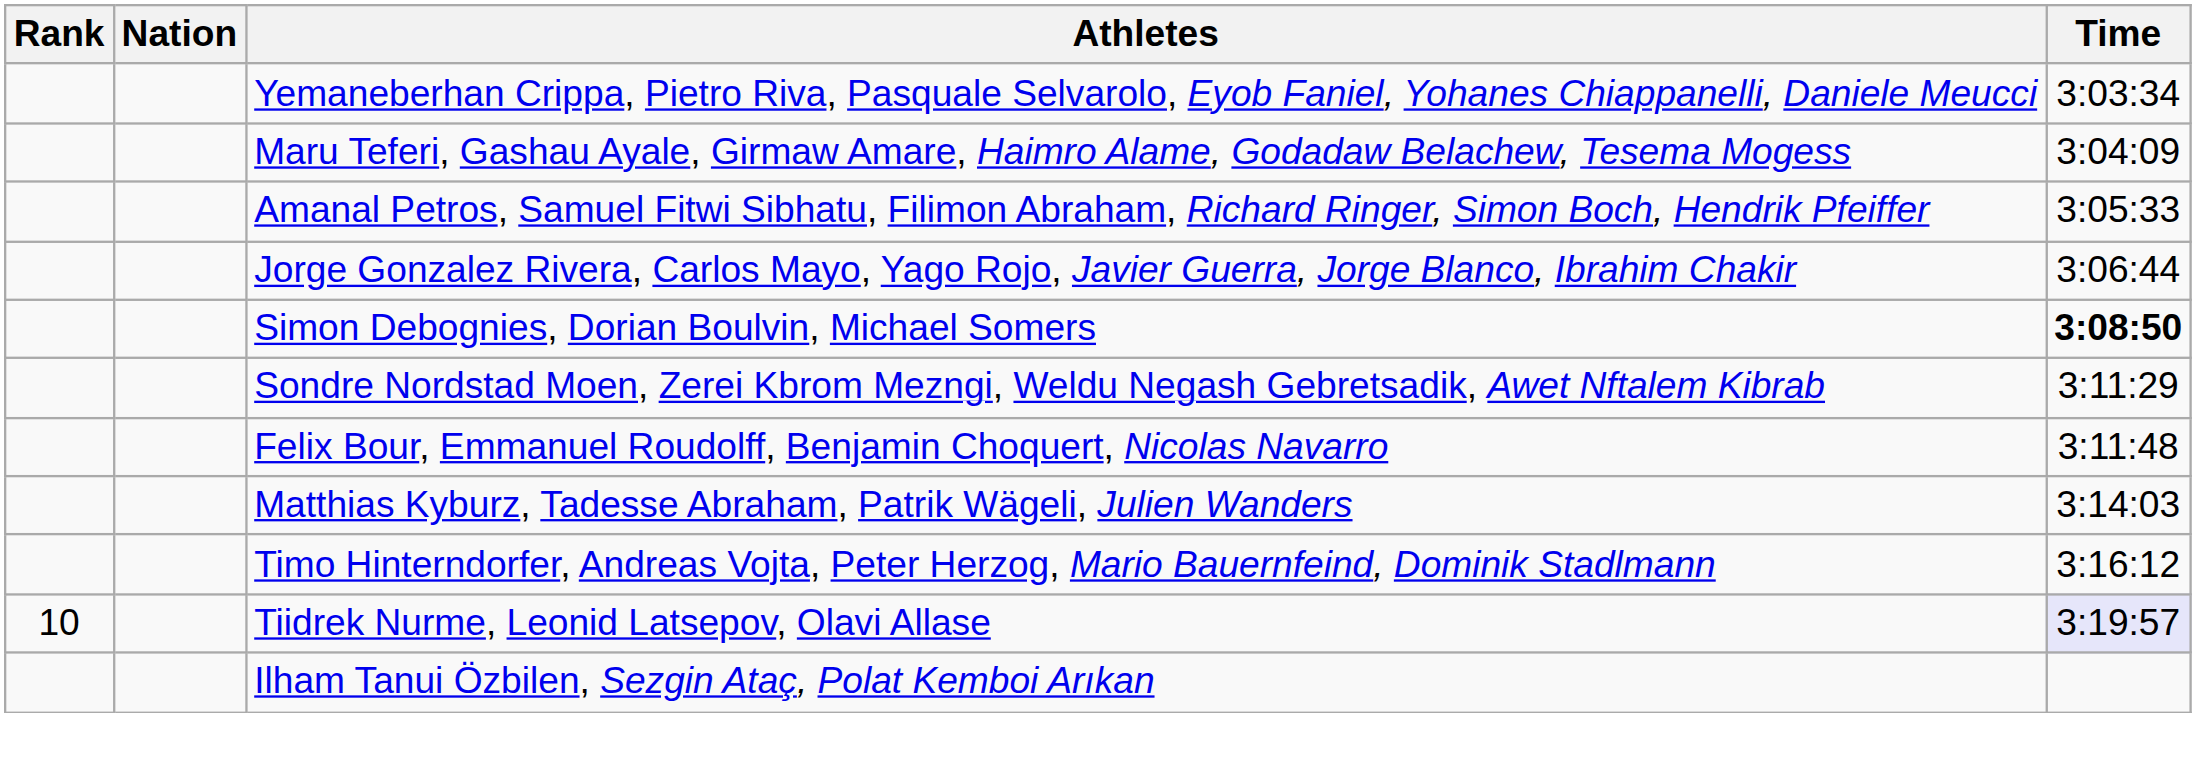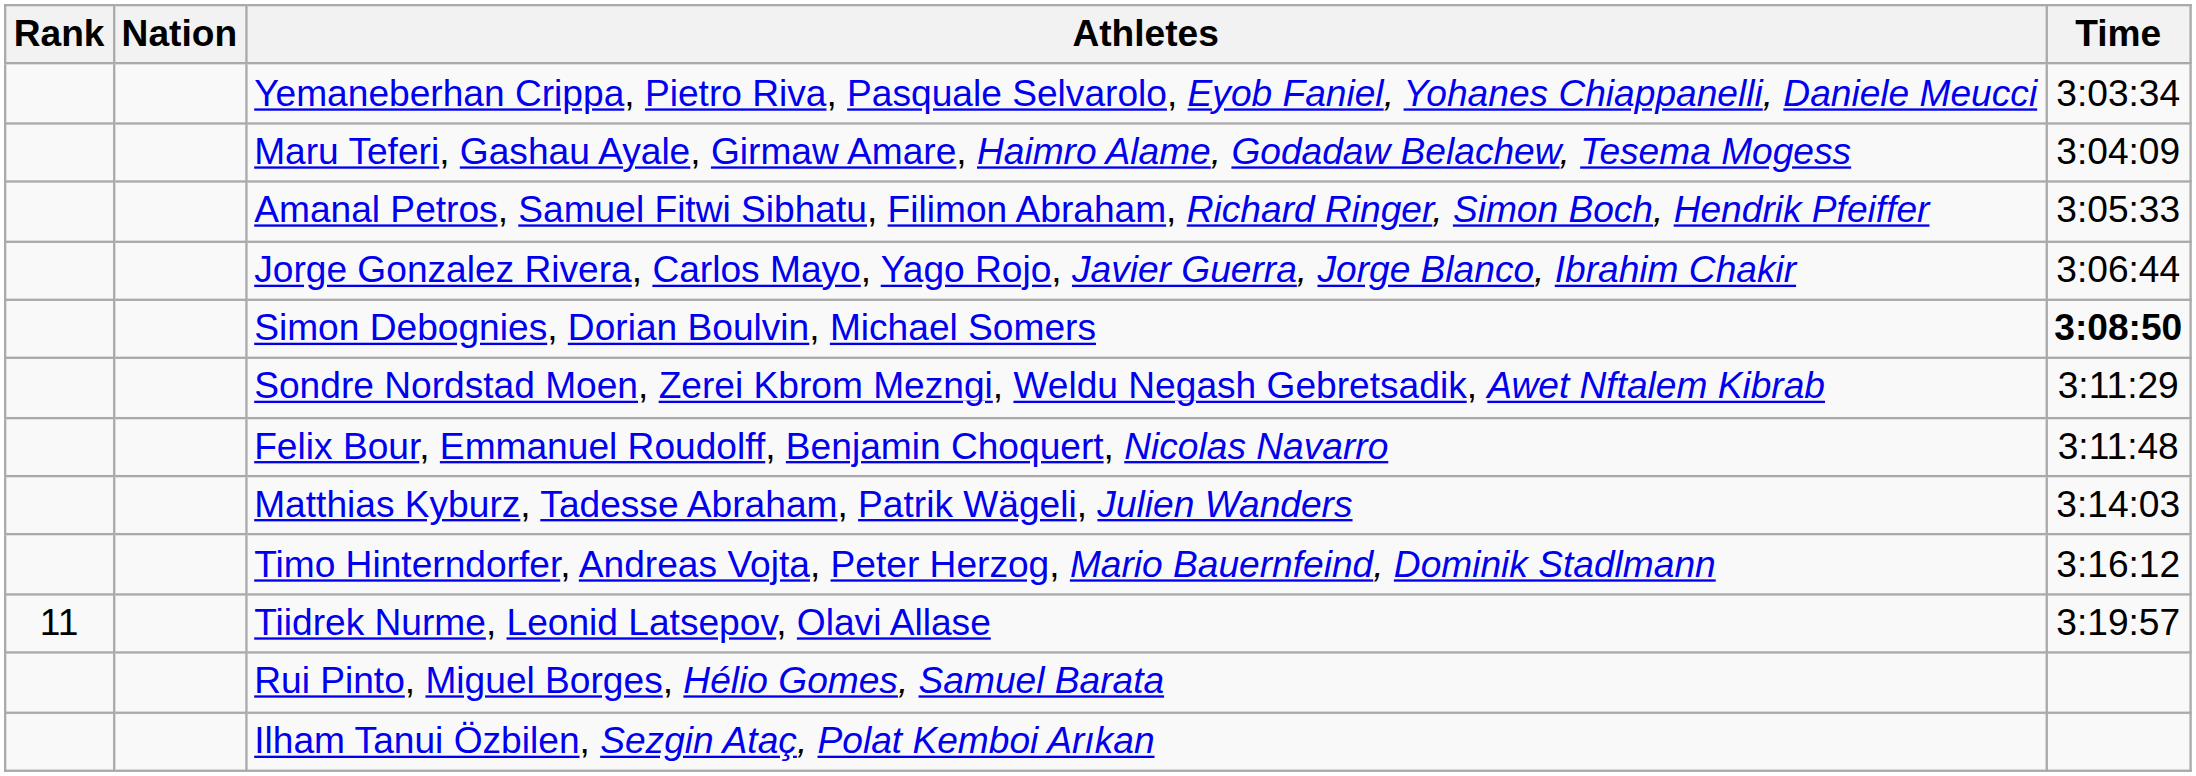(59, 622) 10 -> (59, 622) 11
(2118, 622) lavender background -> (2118, 622) no background
+ row: (709, 681)
